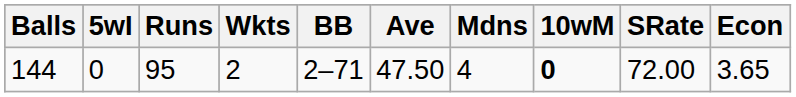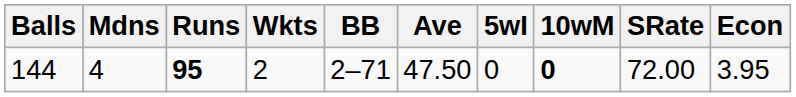columns swapped: (492, 26) <-> (111, 26)
(160, 69) normal -> (187, 69) bold
(743, 69) 3.65 -> (743, 69) 3.95
